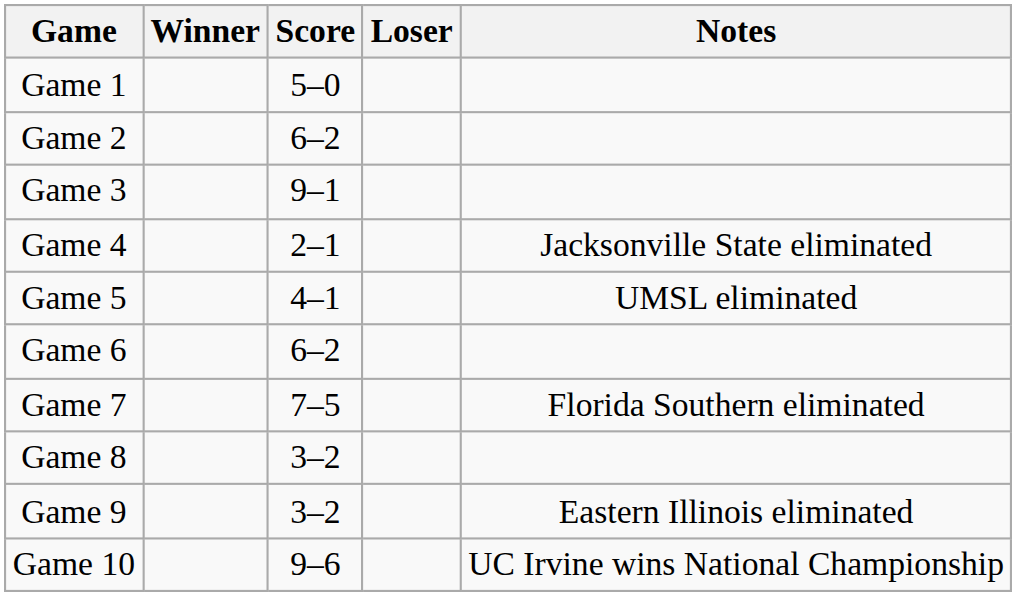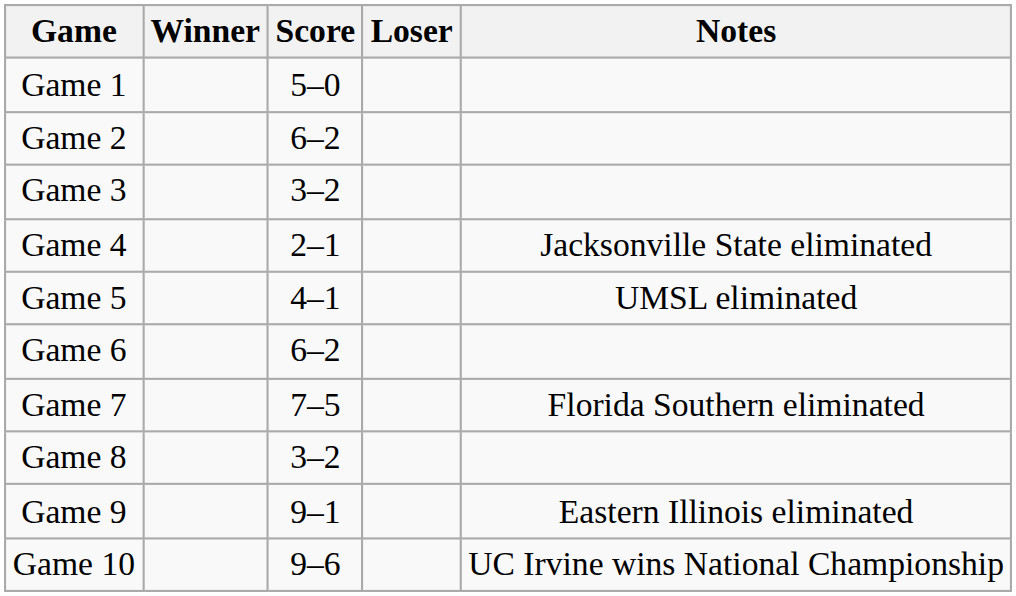(315, 191) 9–1 -> (315, 191) 3–2
(315, 510) 3–2 -> (315, 510) 9–1
